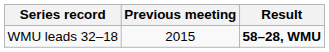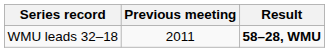(180, 36) 2015 -> (180, 36) 2011
